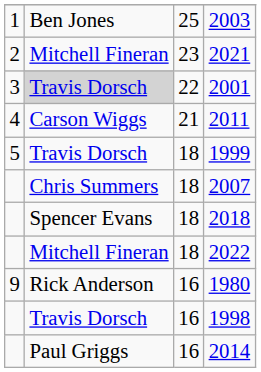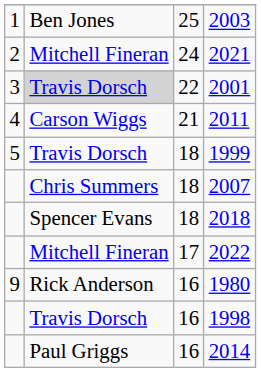(189, 53) 23 -> (189, 53) 24
(189, 251) 18 -> (189, 251) 17
